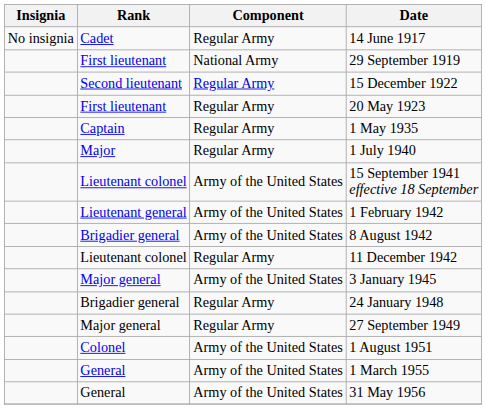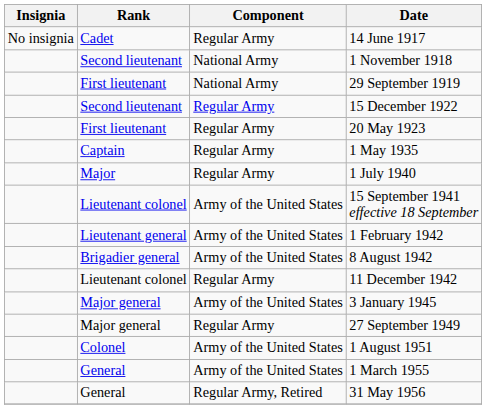+ row: (401, 60)
- row: (396, 302)
(268, 393) Army of the United States -> (258, 393) Regular Army, Retired
